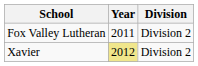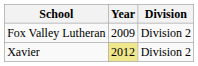(123, 33) 2011 -> (123, 33) 2009
